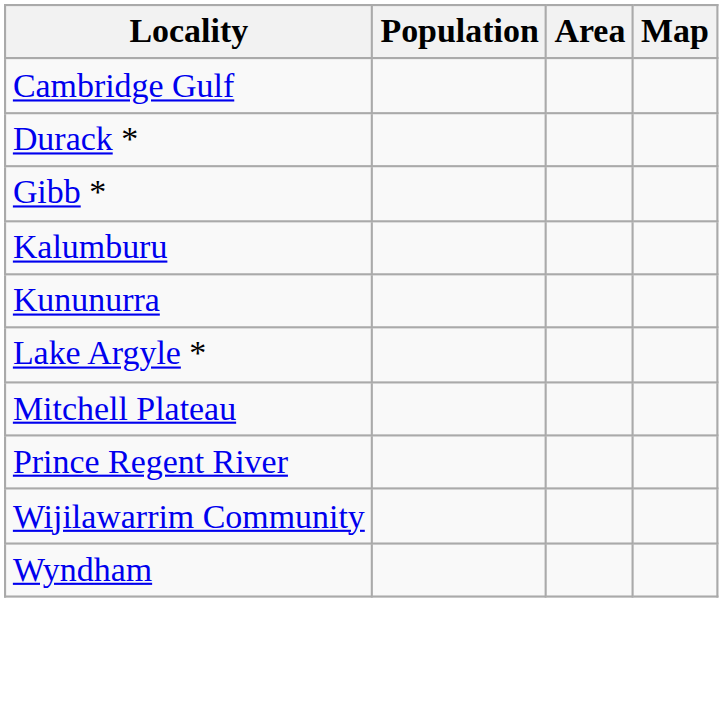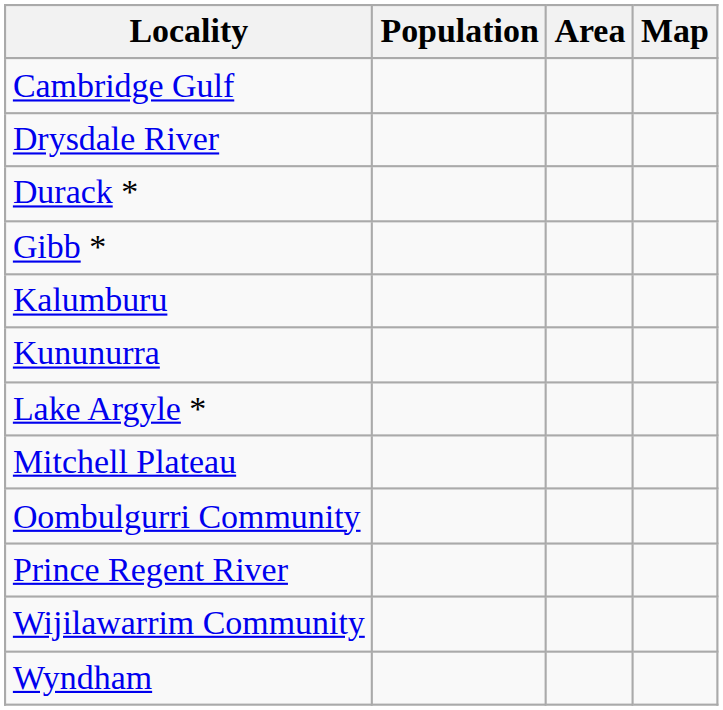+ row: (116, 138)
+ row: (187, 515)
